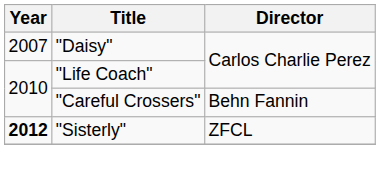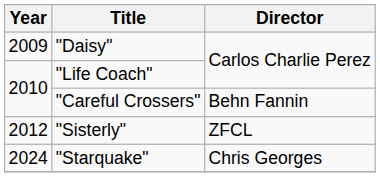(28, 46) 2007 -> (28, 46) 2009
(28, 130) bold -> (28, 130) normal
+ row: (102, 158)
